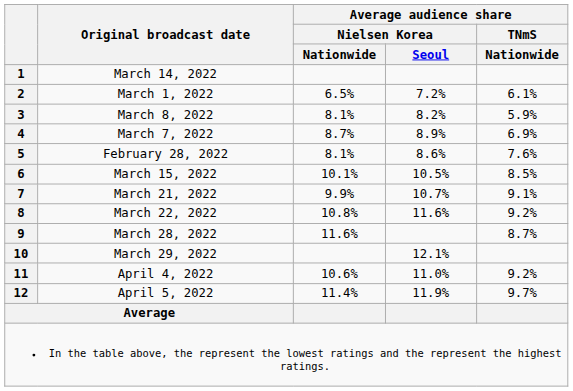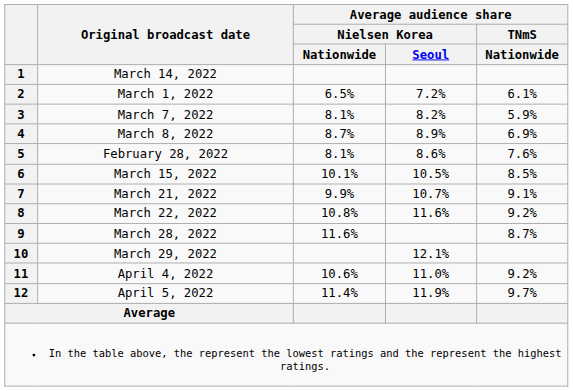(165, 114) March 8, 2022 -> (165, 114) March 7, 2022
(165, 134) March 7, 2022 -> (165, 134) March 8, 2022
